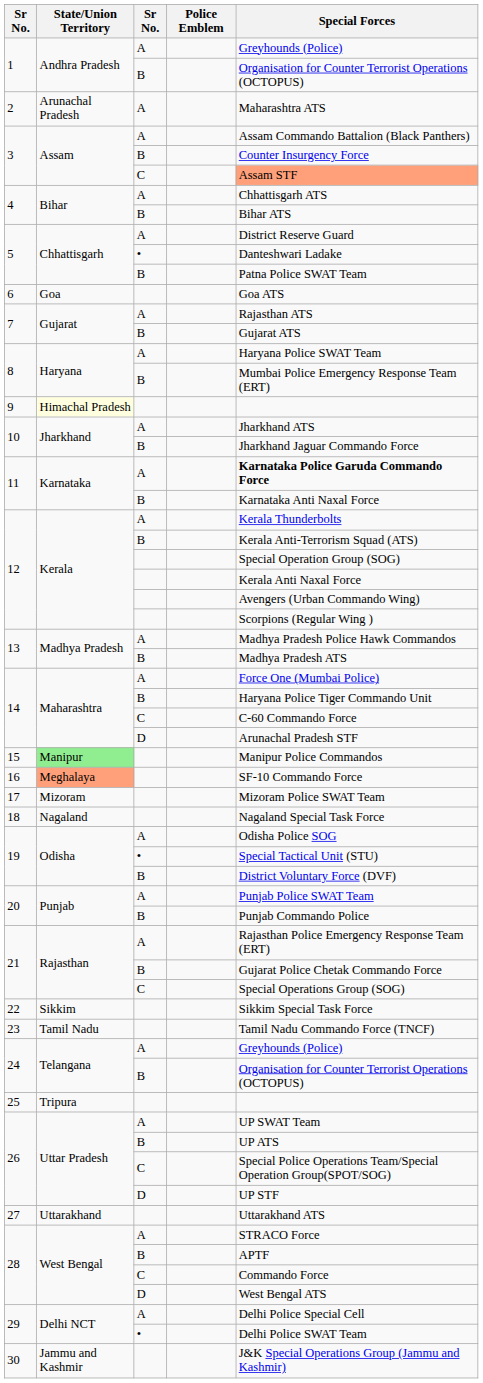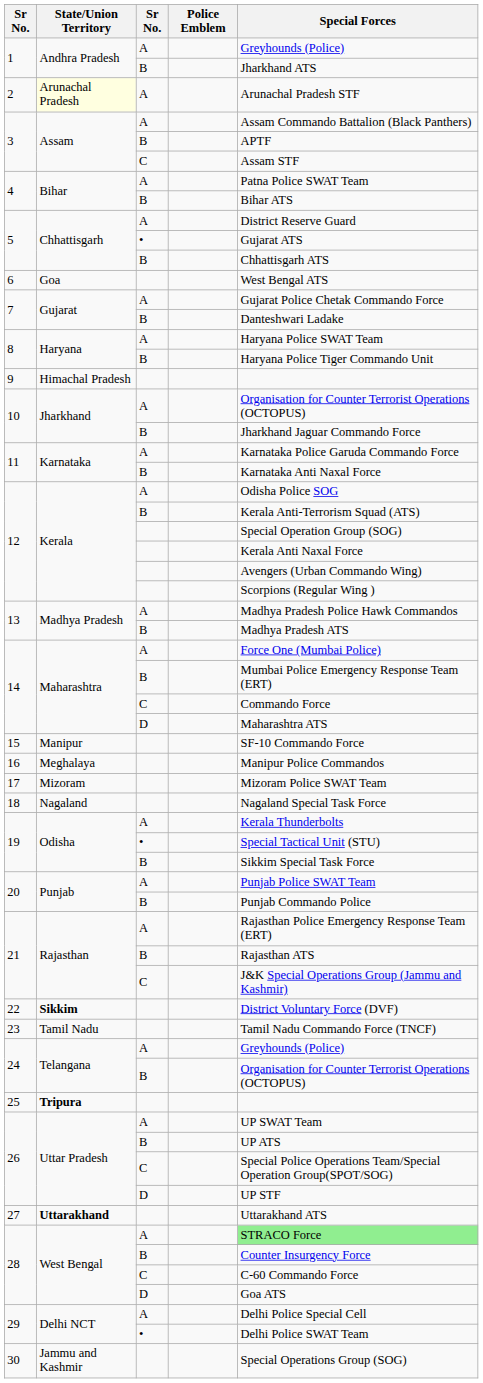(353, 75) Organisation for Counter Terrorist Operations (OCTOPUS) -> (279, 68) Jharkhand ATS
(66, 108) no background -> (66, 94) lightyellow background
(282, 108) Maharashtra ATS -> (300, 94) Arunachal Pradesh STF
(304, 155) Counter Insurgency Force -> (256, 141) APTF
(268, 175) lightsalmon background -> (270, 161) no background
(283, 195) Chhattisgarh ATS -> (305, 181) Patna Police SWAT Team
(290, 254) Danteshwari Ladake -> (272, 240) Gujarat ATS
(303, 274) Patna Police SWAT Team -> (285, 260) Chhattisgarh ATS
(261, 294) Goa ATS -> (284, 279) West Bengal ATS
(276, 313) Rajasthan ATS -> (342, 299) Gujarat Police Chetak Commando Force
(270, 333) Gujarat ATS -> (292, 319) Danteshwari Ladake
(348, 380) Mumbai Police Emergency Response Team (ERT) -> (337, 359) Haryana Police Tiger Commando Unit
(85, 407) lightyellow background -> (85, 378) no background
(277, 426) Jharkhand ATS -> (355, 405) Organisation for Counter Terrorist Operations (OCTOPUS)
(341, 473) bold -> (350, 452) normal
(290, 520) Kerala Thunderbolts -> (289, 491) Odisha Police SOG
(335, 698) Haryana Police Tiger Commando Unit -> (349, 677) Mumbai Police Emergency Response Team (ERT)
(298, 717) C-60 Commando Force -> (285, 703) Commando Force
(298, 737) Arunachal Pradesh STF -> (284, 723) Maharashtra ATS
(61, 757) lightgreen background -> (61, 743) no background
(311, 757) Manipur Police Commandos -> (302, 743) SF-10 Commando Force
(67, 777) lightsalmon background -> (67, 763) no background
(300, 777) SF-10 Commando Force -> (312, 763) Manipur Police Commandos
(288, 836) Odisha Police SOG -> (292, 822) Kerala Thunderbolts
(317, 876) District Voluntary Force (DVF) -> (307, 862) Sikkim Special Task Force
(340, 969) Gujarat Police Chetak Commando Force -> (277, 955) Rajasthan ATS
(322, 989) Special Operations Group (SOG) -> (351, 982) J&K Special Operations Group (Jammu and Kashmir)
(58, 1009) normal -> (59, 1009) bold
(306, 1009) Sikkim Special Task Force -> (319, 1009) District Voluntary Force (DVF)
(58, 1102) normal -> (61, 1102) bold
(70, 1215) normal -> (74, 1215) bold
(279, 1235) no background -> (281, 1235) lightgreen background
(254, 1254) APTF -> (306, 1254) Counter Insurgency Force
(284, 1274) Commando Force -> (299, 1274) C-60 Commando Force
(283, 1294) West Bengal ATS -> (263, 1294) Goa ATS
(349, 1360) J&K Special Operations Group (Jammu and Kashmir) -> (324, 1360) Special Operations Group (SOG)
